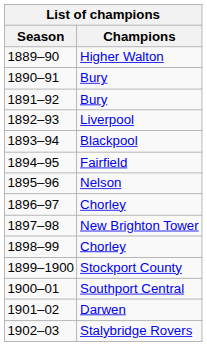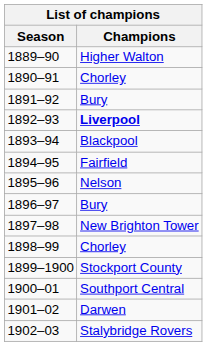(94, 78) Bury -> (103, 78) Chorley
(107, 120) normal -> (110, 120) bold
(103, 204) Chorley -> (94, 204) Bury
